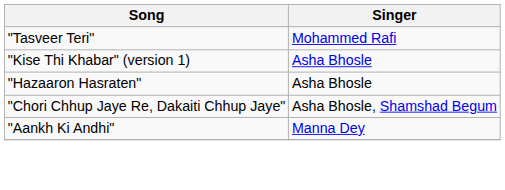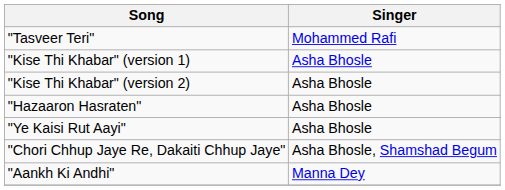+ row: (99, 83)
+ row: (67, 128)
